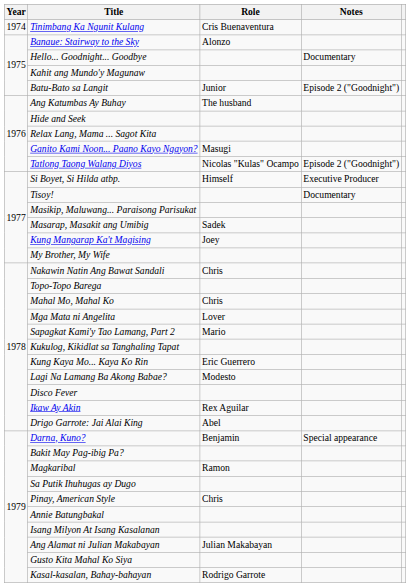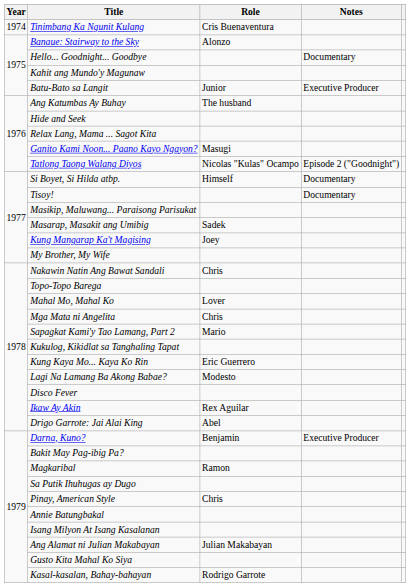(351, 88) Episode 2 ("Goodnight") -> (341, 88) Executive Producer
(341, 179) Executive Producer -> (329, 179) Documentary
(212, 301) Chris -> (213, 301) Lover
(213, 316) Lover -> (212, 316) Chris
(340, 438) Special appearance -> (341, 438) Executive Producer
